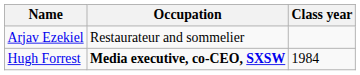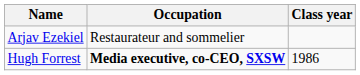(305, 59) 1984 -> (305, 59) 1986
